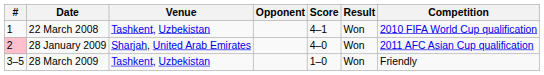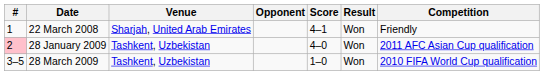(161, 29) Tashkent, Uzbekistan -> (181, 29) Sharjah, United Arab Emirates
(459, 29) 2010 FIFA World Cup qualification -> (399, 29) Friendly
(181, 45) Sharjah, United Arab Emirates -> (161, 45) Tashkent, Uzbekistan
(399, 62) Friendly -> (459, 62) 2010 FIFA World Cup qualification
